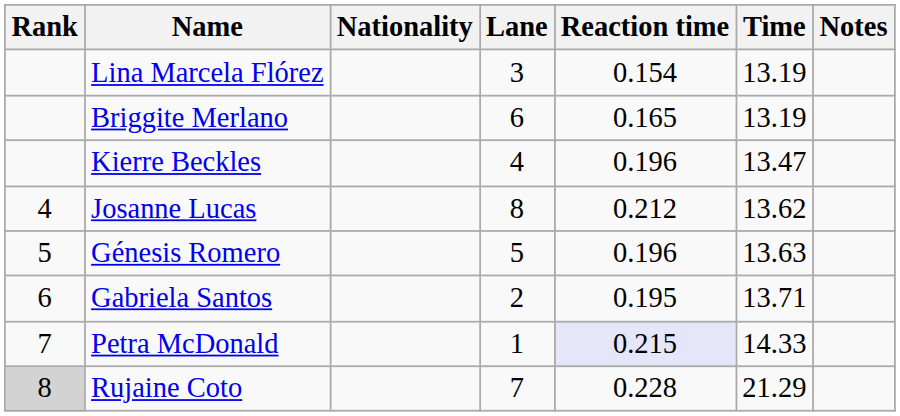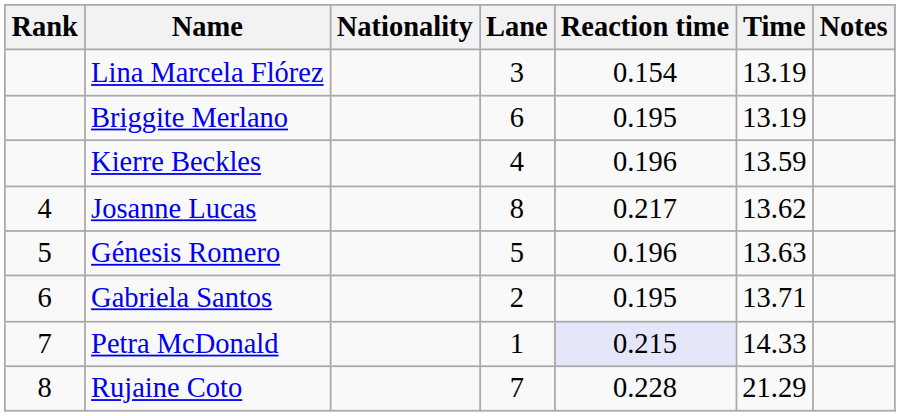(645, 117) 0.165 -> (645, 117) 0.195
(774, 162) 13.47 -> (774, 162) 13.59
(645, 207) 0.212 -> (645, 207) 0.217
(45, 388) lightgrey background -> (45, 388) no background
